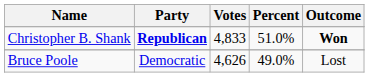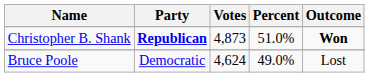(230, 38) 4,833 -> (230, 38) 4,873
(230, 60) 4,626 -> (230, 60) 4,624
